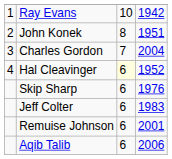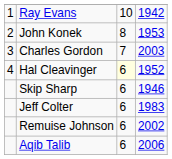(151, 32) 1951 -> (151, 32) 1953
(151, 51) 2004 -> (151, 51) 2003
(151, 88) 1976 -> (151, 88) 1946
(151, 126) 2001 -> (151, 126) 2002
